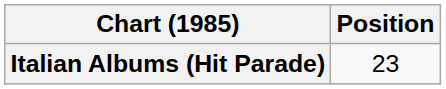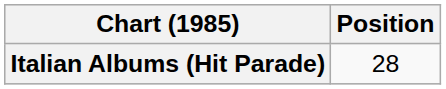(385, 63) 23 -> (385, 63) 28
